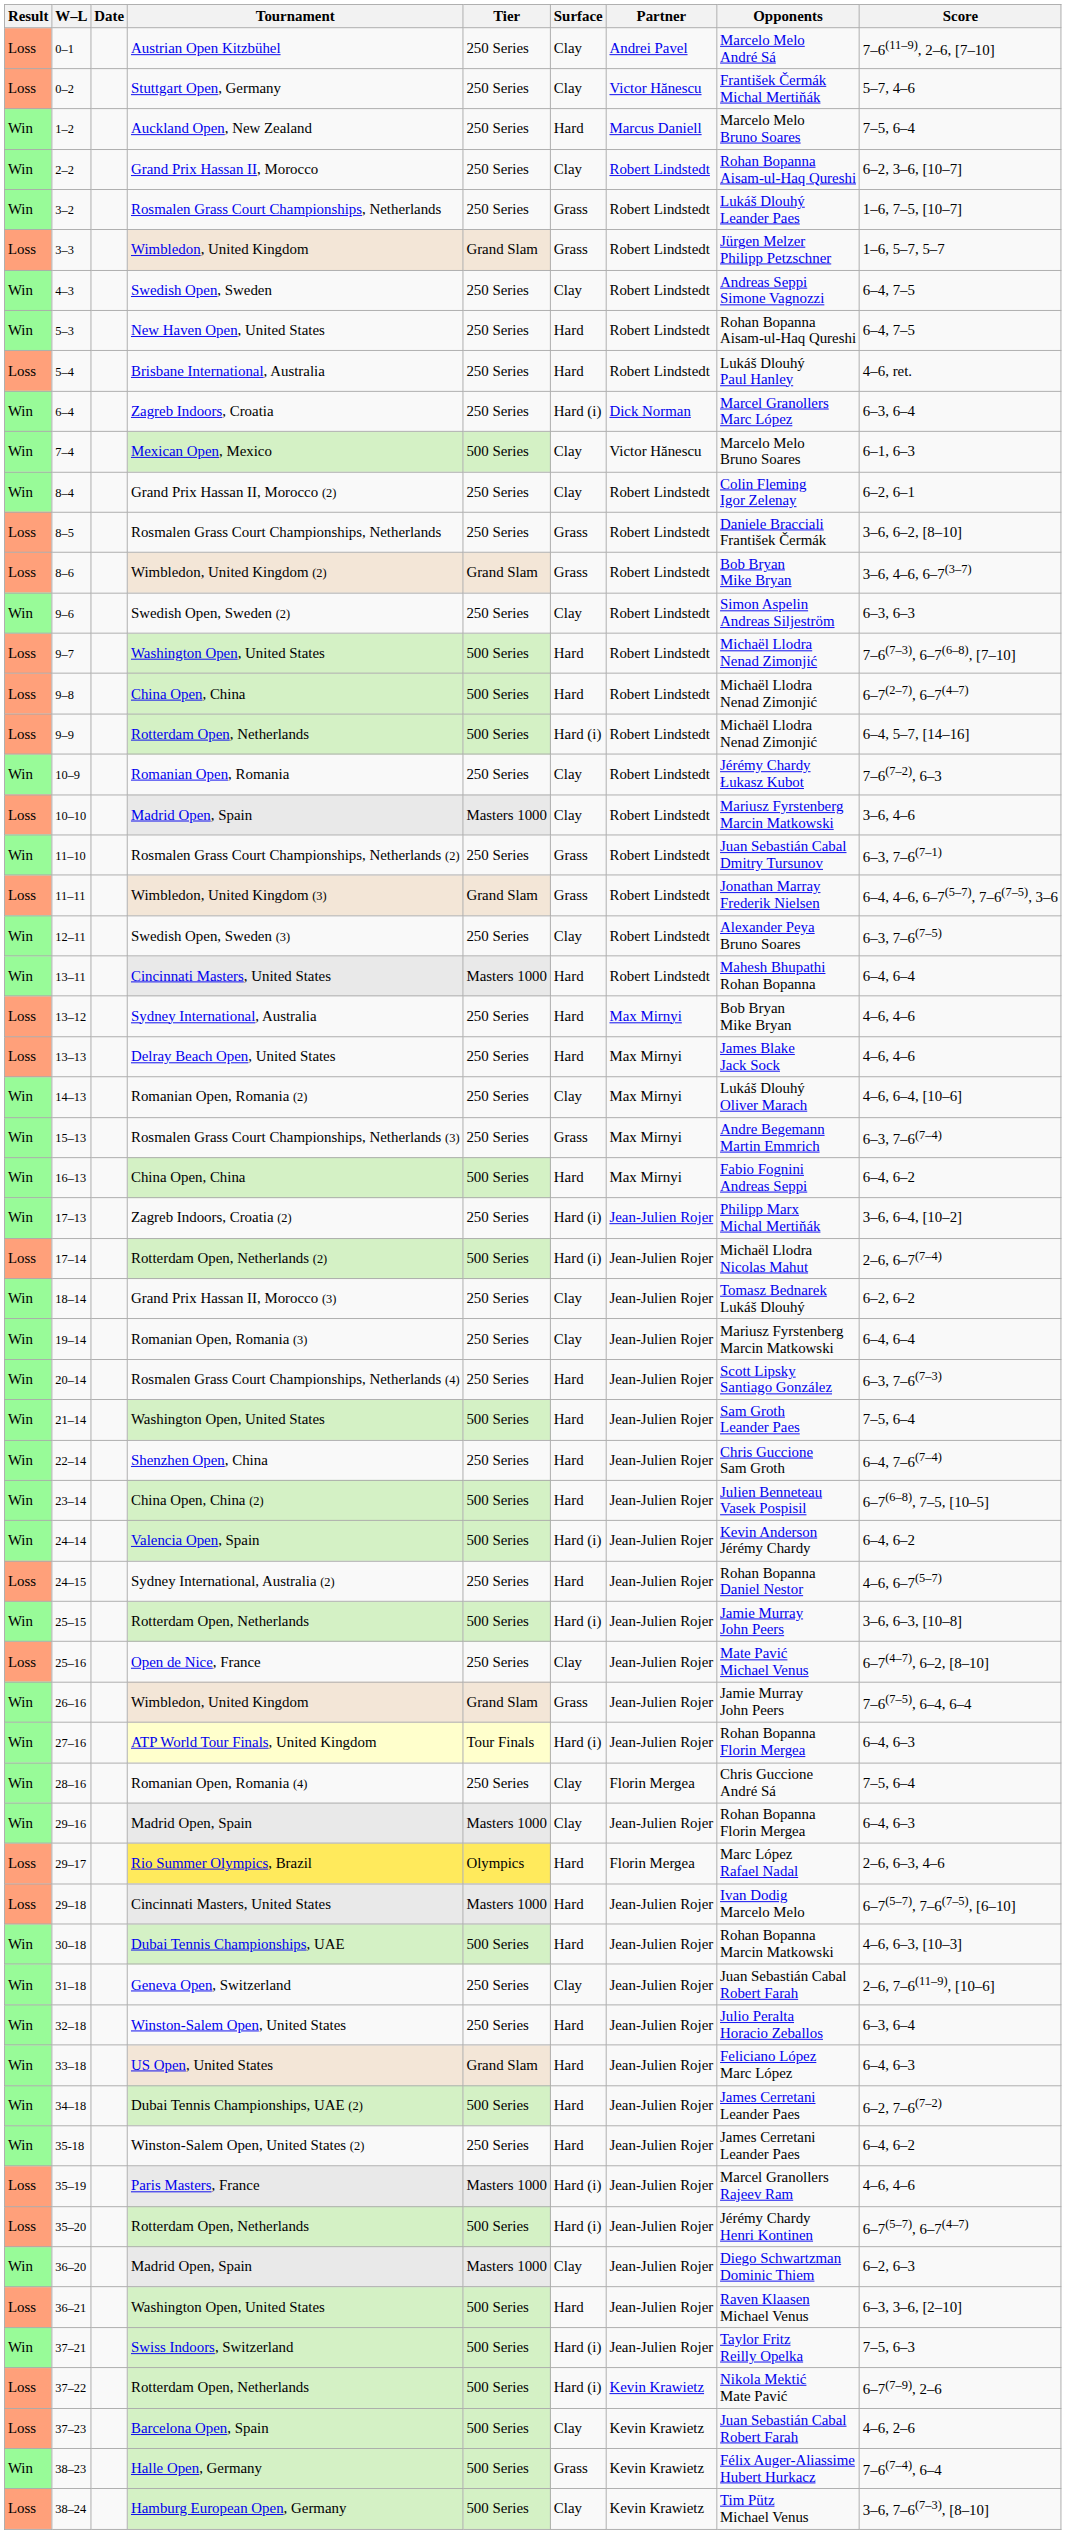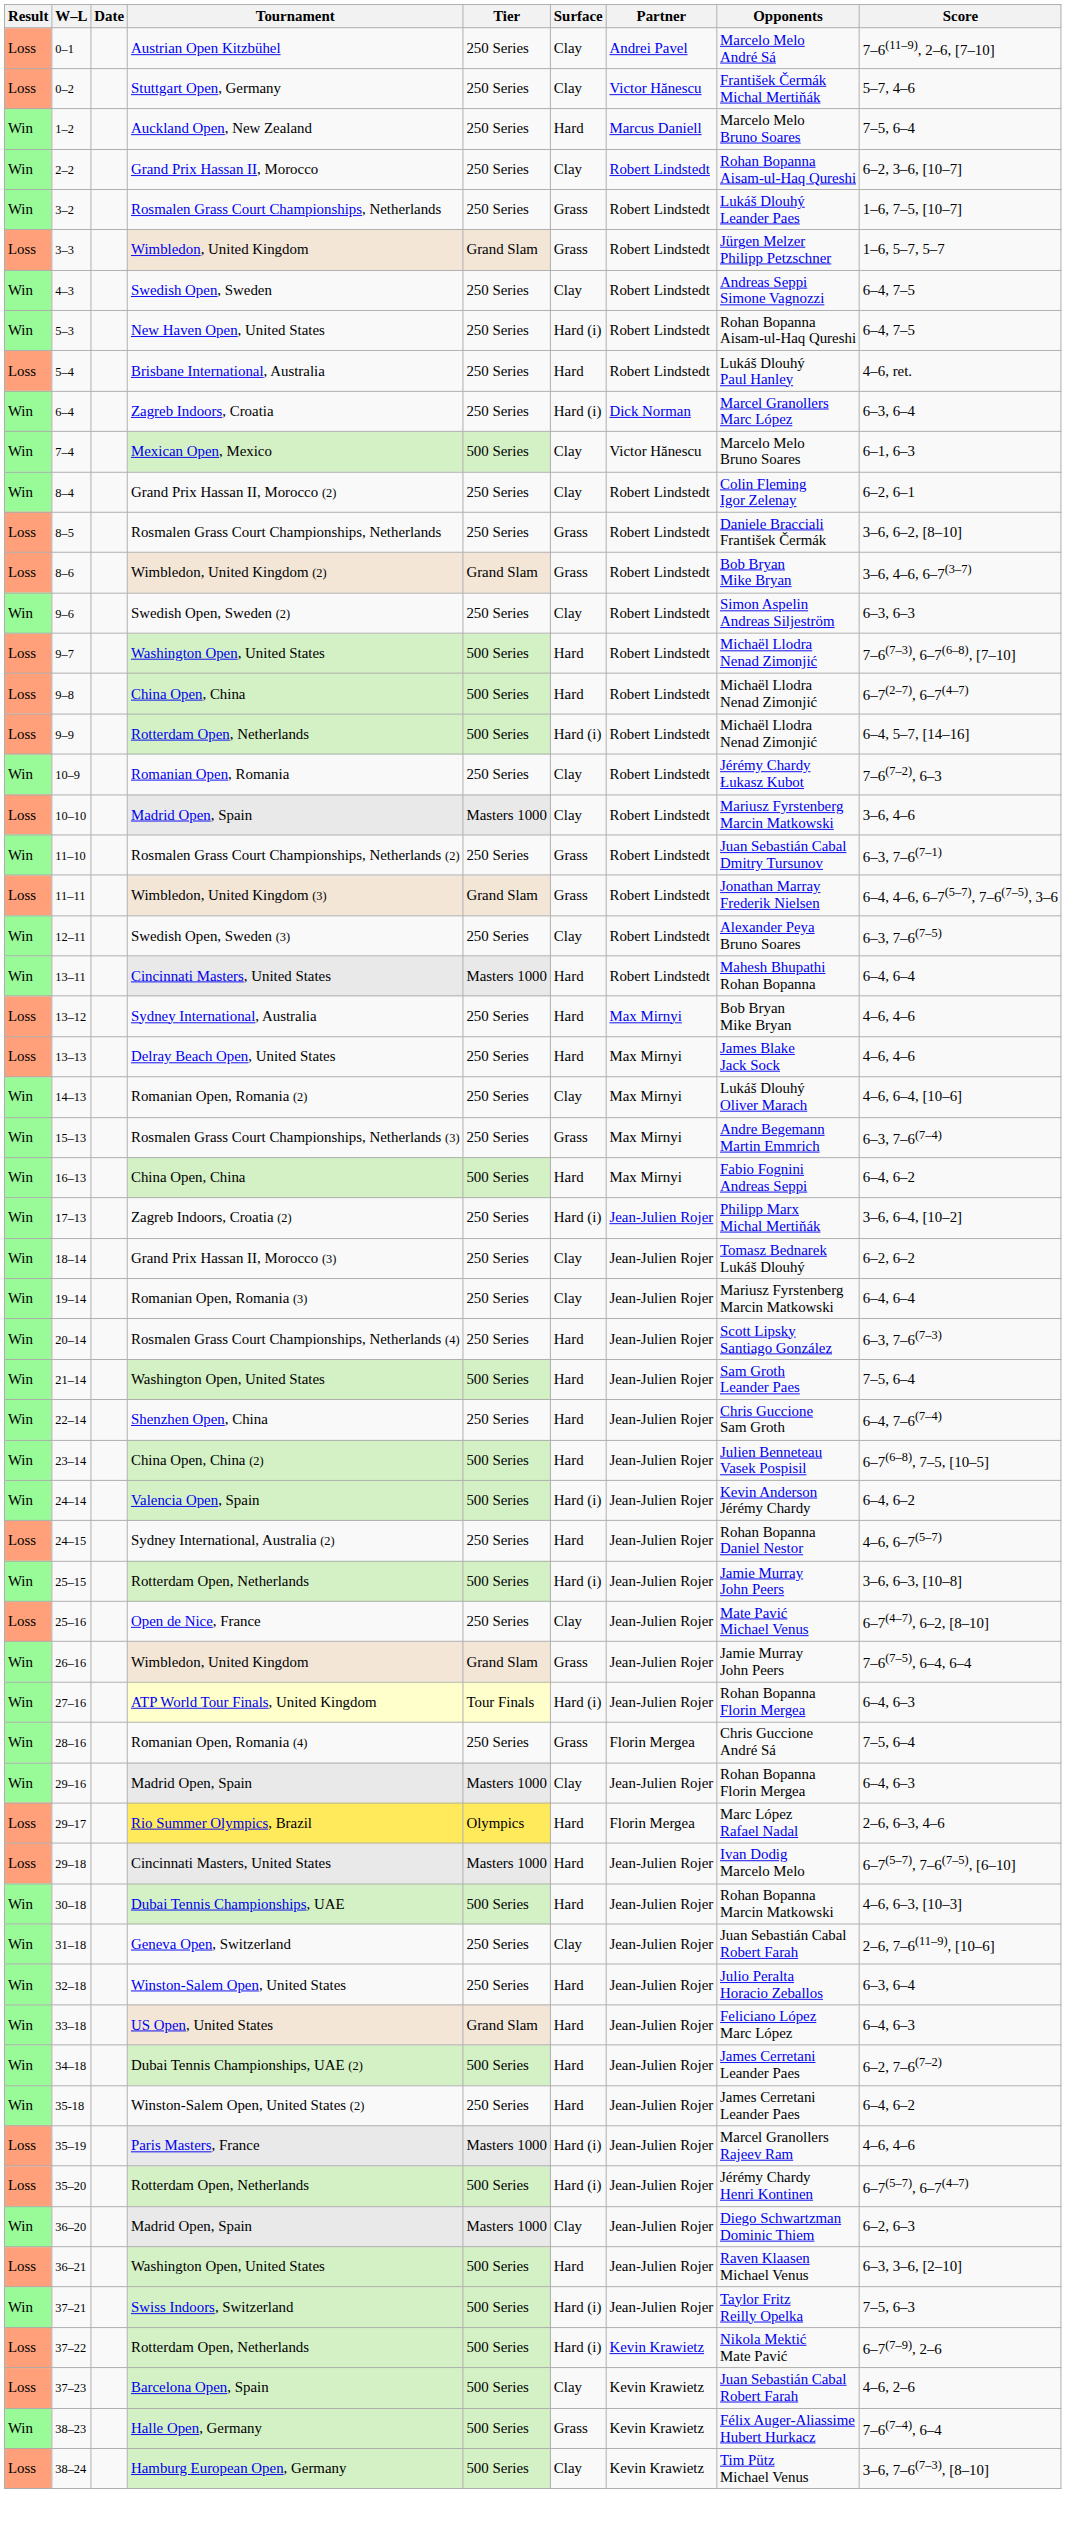(569, 330) Hard -> (578, 330) Hard (i)
- row: (71, 1259)
(568, 1782) Clay -> (571, 1742) Grass
